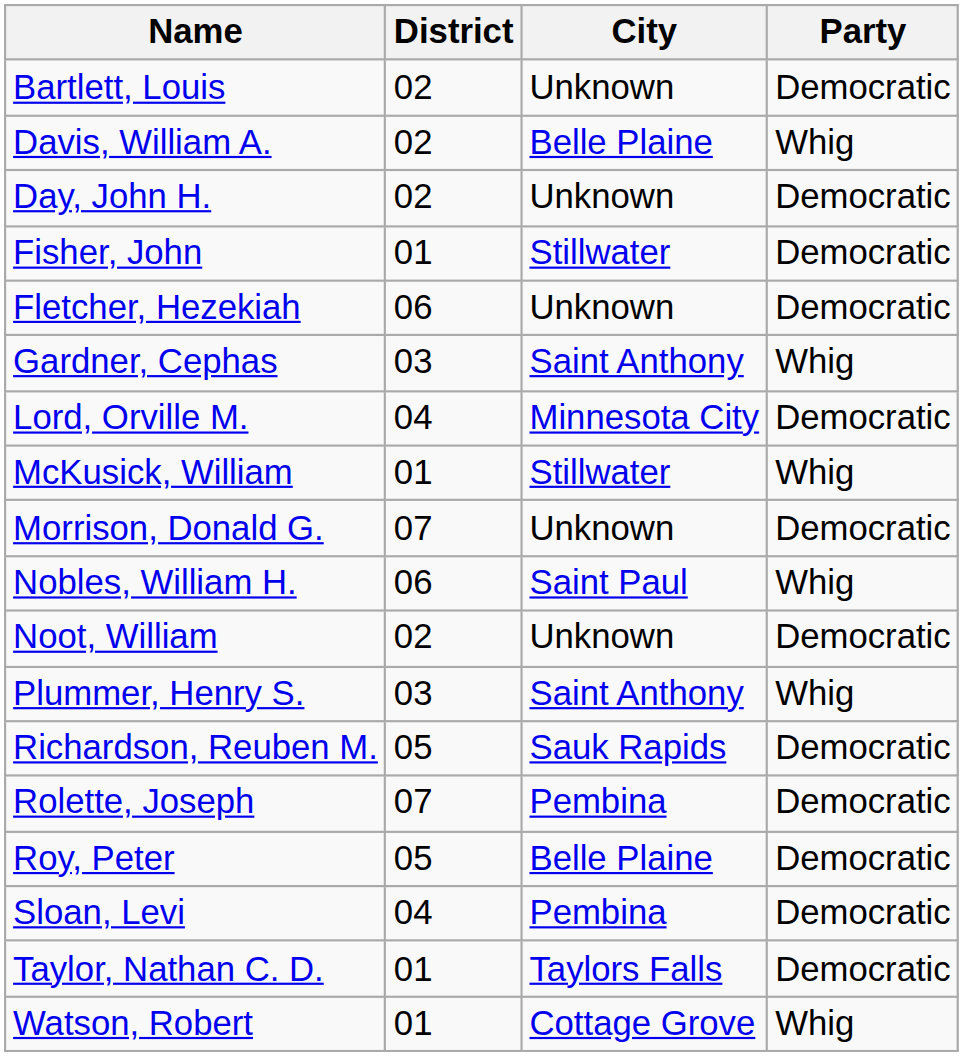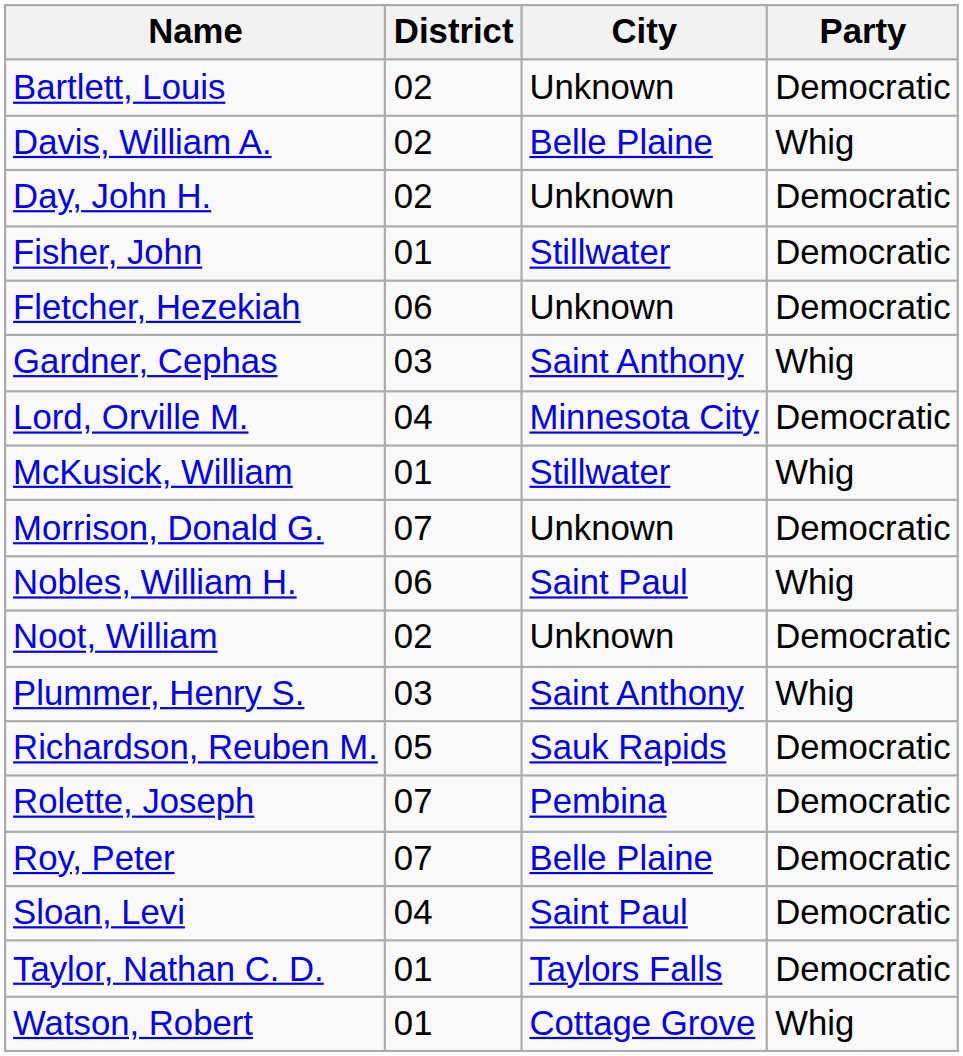(413, 857) 05 -> (413, 857) 07
(598, 913) Pembina -> (609, 913) Saint Paul
